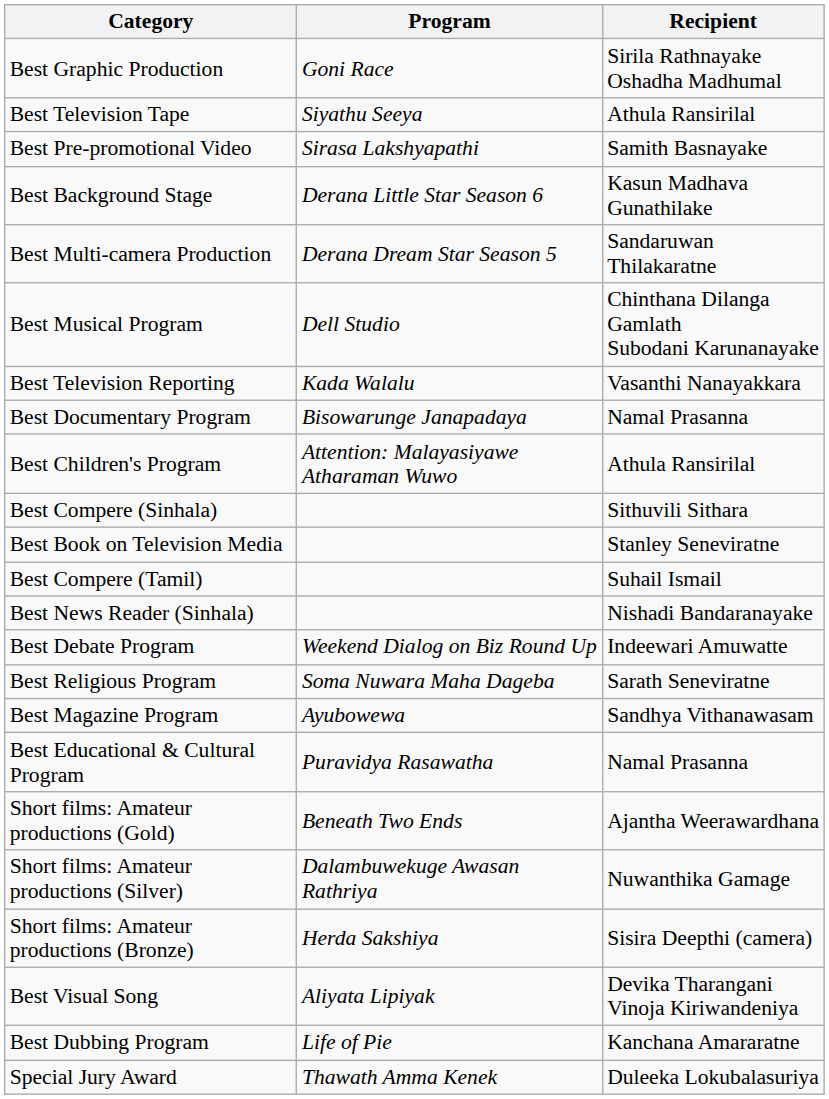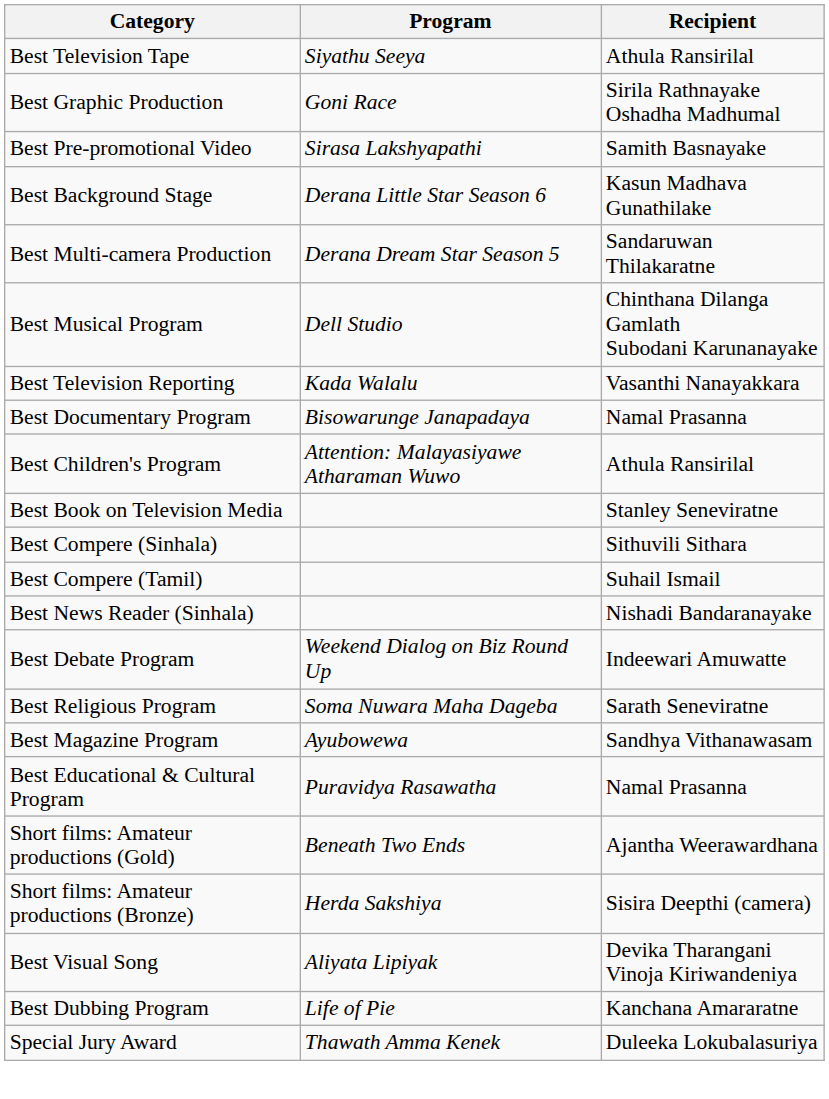rows swapped: (116, 68) <-> (100, 114)
rows swapped: (146, 544) <-> (113, 509)
- row: (101, 879)
